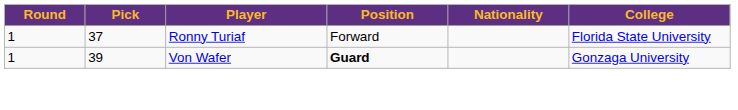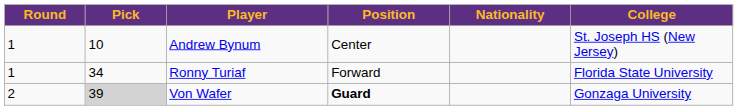+ row: (215, 44)
(96, 36) 37 -> (96, 72) 34
(11, 57) 1 -> (11, 94) 2
(96, 57) no background -> (96, 94) lightgrey background
